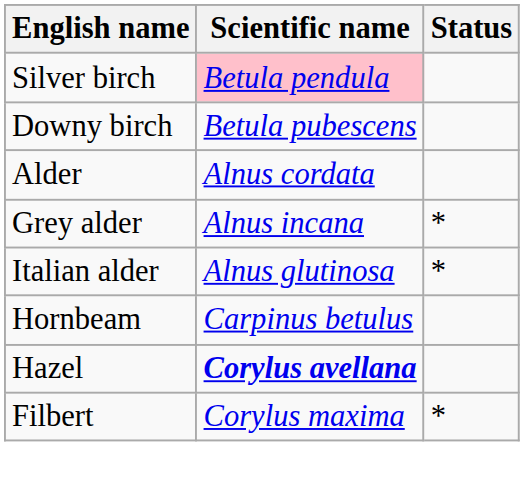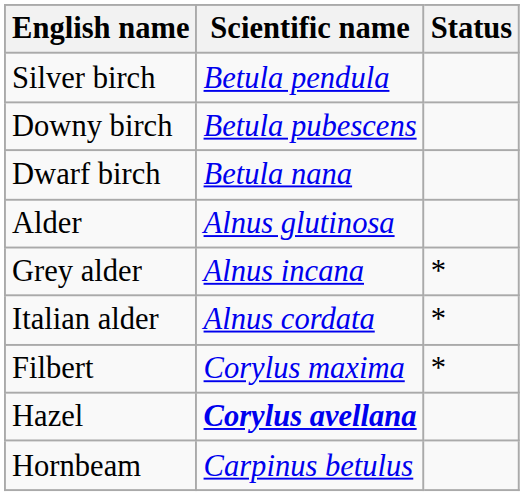(296, 77) pink background -> (296, 77) no background
+ row: (86, 174)
(289, 174) Alnus cordata -> (299, 222) Alnus glutinosa
(299, 271) Alnus glutinosa -> (289, 319) Alnus cordata
rows swapped: (76, 319) <-> (53, 416)
